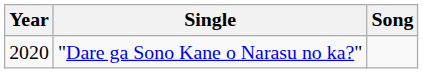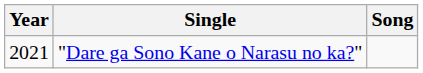(29, 51) 2020 -> (29, 51) 2021
